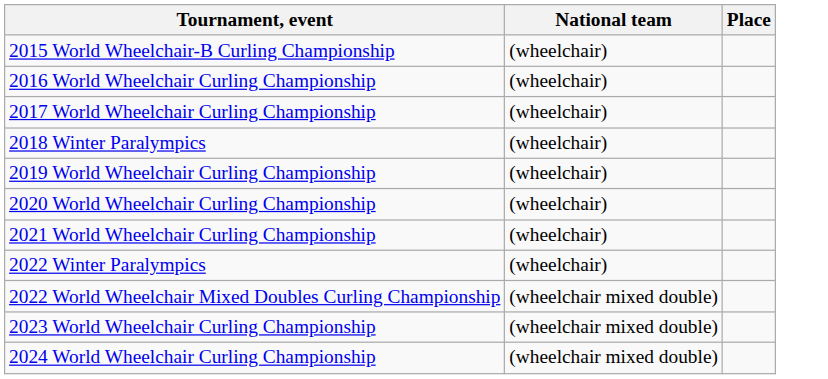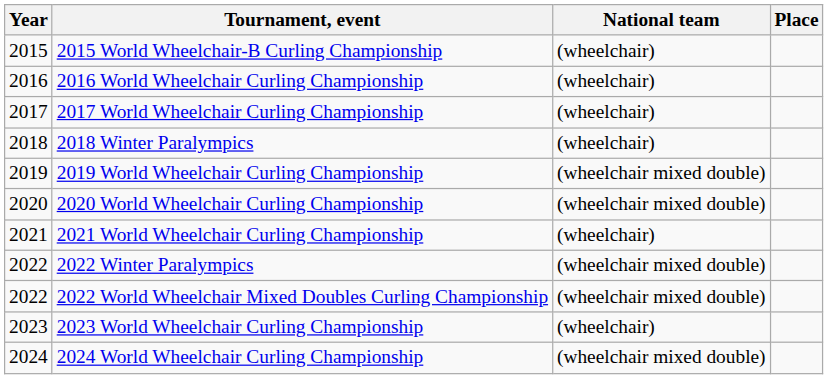+ column: (28, 19)
(558, 173) (wheelchair) -> (661, 173) (wheelchair mixed double)
(558, 204) (wheelchair) -> (661, 204) (wheelchair mixed double)
(558, 265) (wheelchair) -> (661, 265) (wheelchair mixed double)
(614, 326) (wheelchair mixed double) -> (606, 326) (wheelchair)
